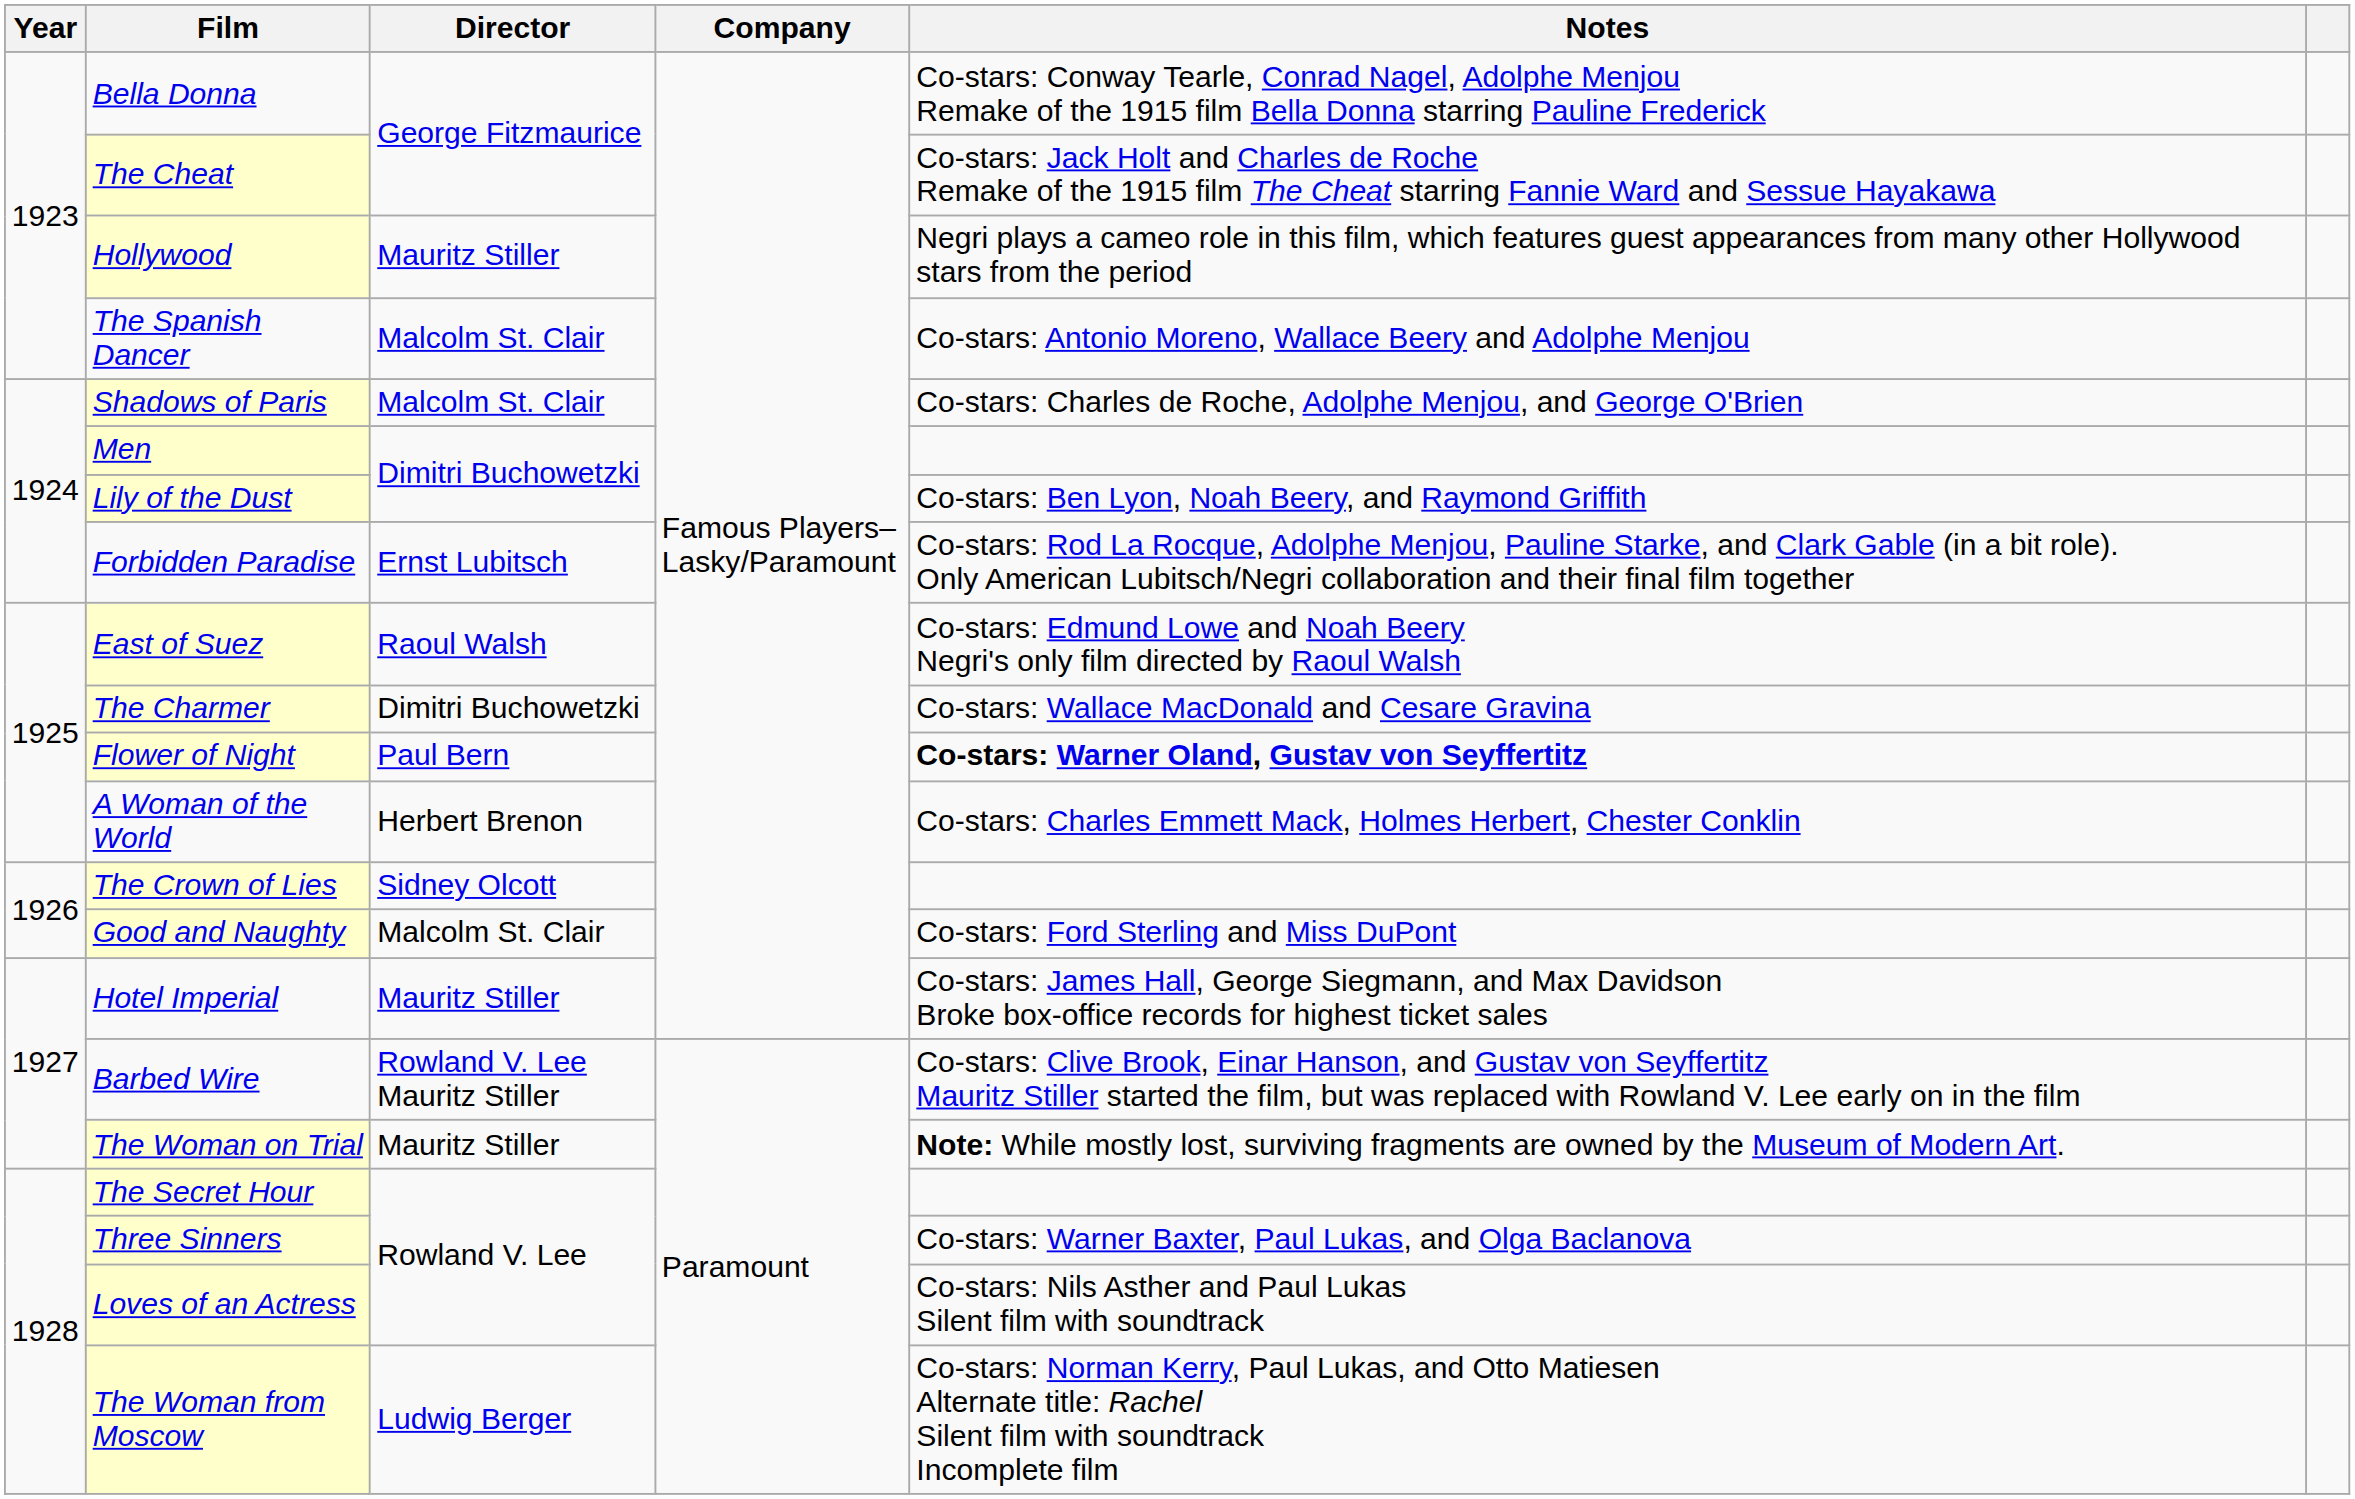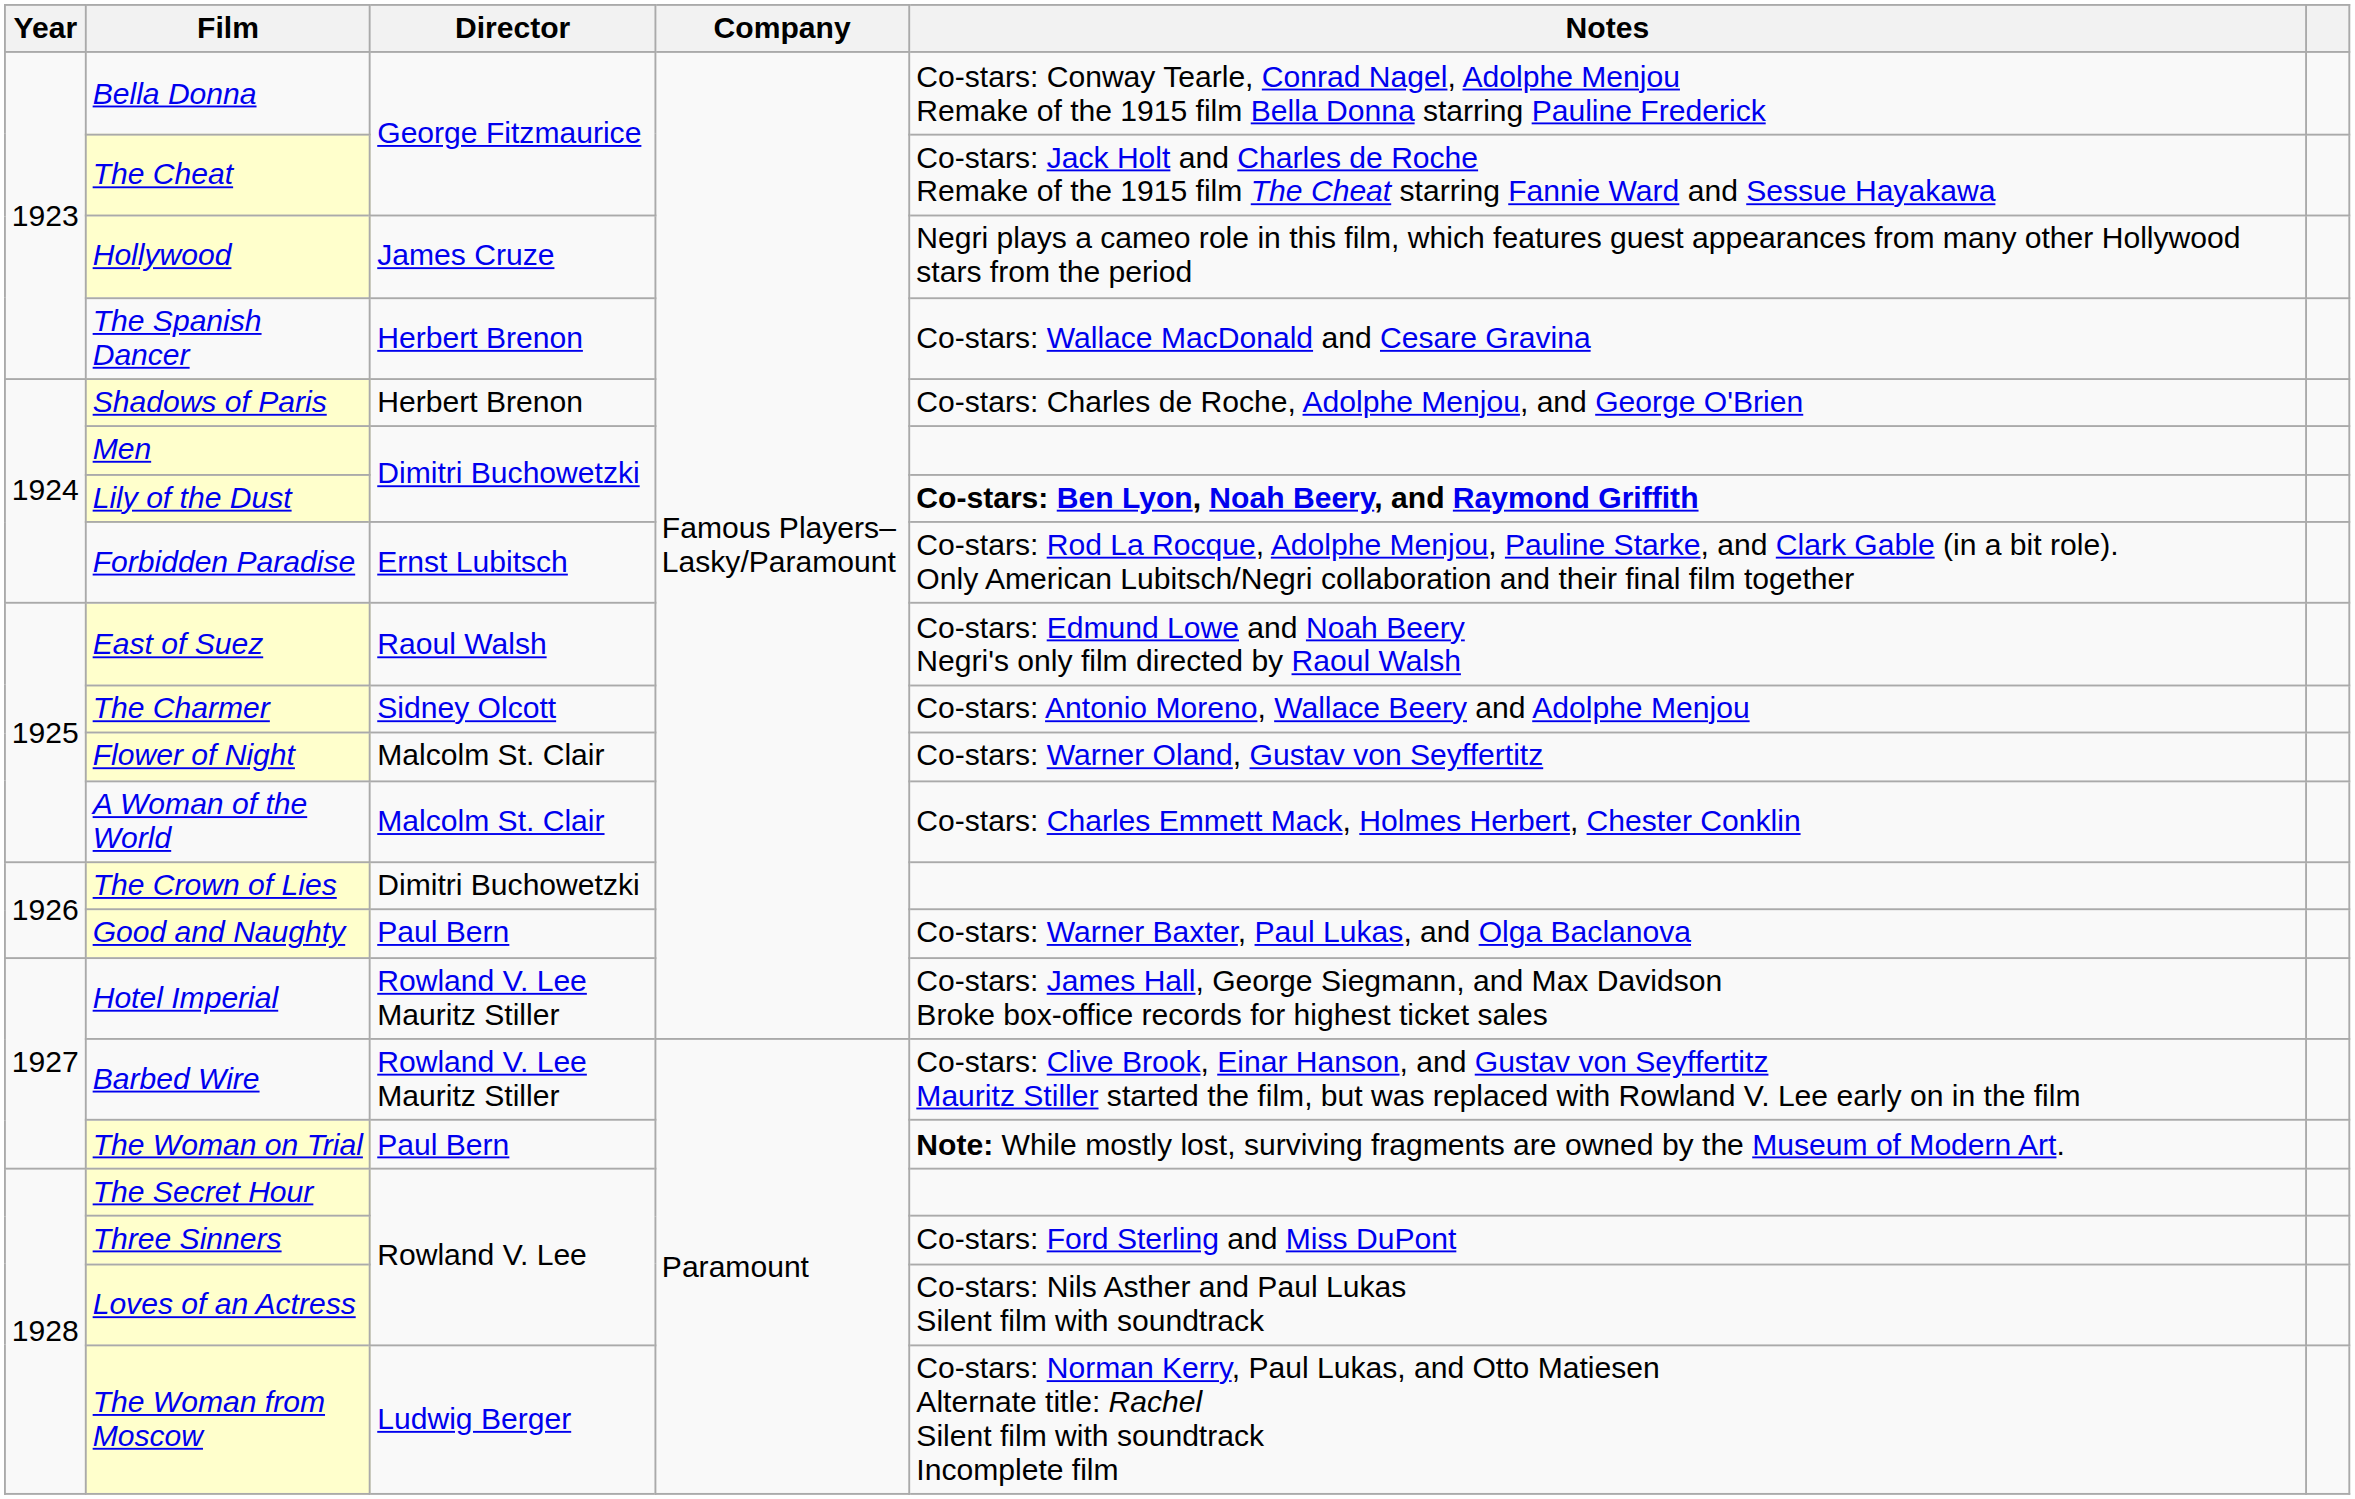(468, 256) Mauritz Stiller -> (466, 256) James Cruze
(491, 337) Malcolm St. Clair -> (480, 337) Herbert Brenon
(1333, 337) Co-stars: Antonio Moreno, Wallace Beery and Adolphe Menjou -> (1253, 337) Co-stars: Wallace MacDonald and Cesare Gravina
(491, 402) Malcolm St. Clair -> (480, 402) Herbert Brenon
(1281, 497) normal -> (1307, 497) bold
(508, 708) Dimitri Buchowetzki -> (467, 708) Sidney Olcott
(1253, 708) Co-stars: Wallace MacDonald and Cesare Gravina -> (1333, 708) Co-stars: Antonio Moreno, Wallace Beery and Adolphe Menjou
(443, 756) Paul Bern -> (491, 756) Malcolm St. Clair
(1252, 756) bold -> (1230, 756) normal
(480, 820) Herbert Brenon -> (491, 820) Malcolm St. Clair
(467, 885) Sidney Olcott -> (508, 885) Dimitri Buchowetzki
(491, 933) Malcolm St. Clair -> (443, 933) Paul Bern
(1186, 933) Co-stars: Ford Sterling and Miss DuPont -> (1304, 933) Co-stars: Warner Baxter, Paul Lukas, and Olga Baclanova
(468, 997) Mauritz Stiller -> (482, 997) Rowland V. Lee Mauritz Stiller
(468, 1143) Mauritz Stiller -> (443, 1143) Paul Bern
(1304, 1239) Co-stars: Warner Baxter, Paul Lukas, and Olga Baclanova -> (1186, 1239) Co-stars: Ford Sterling and Miss DuPont
